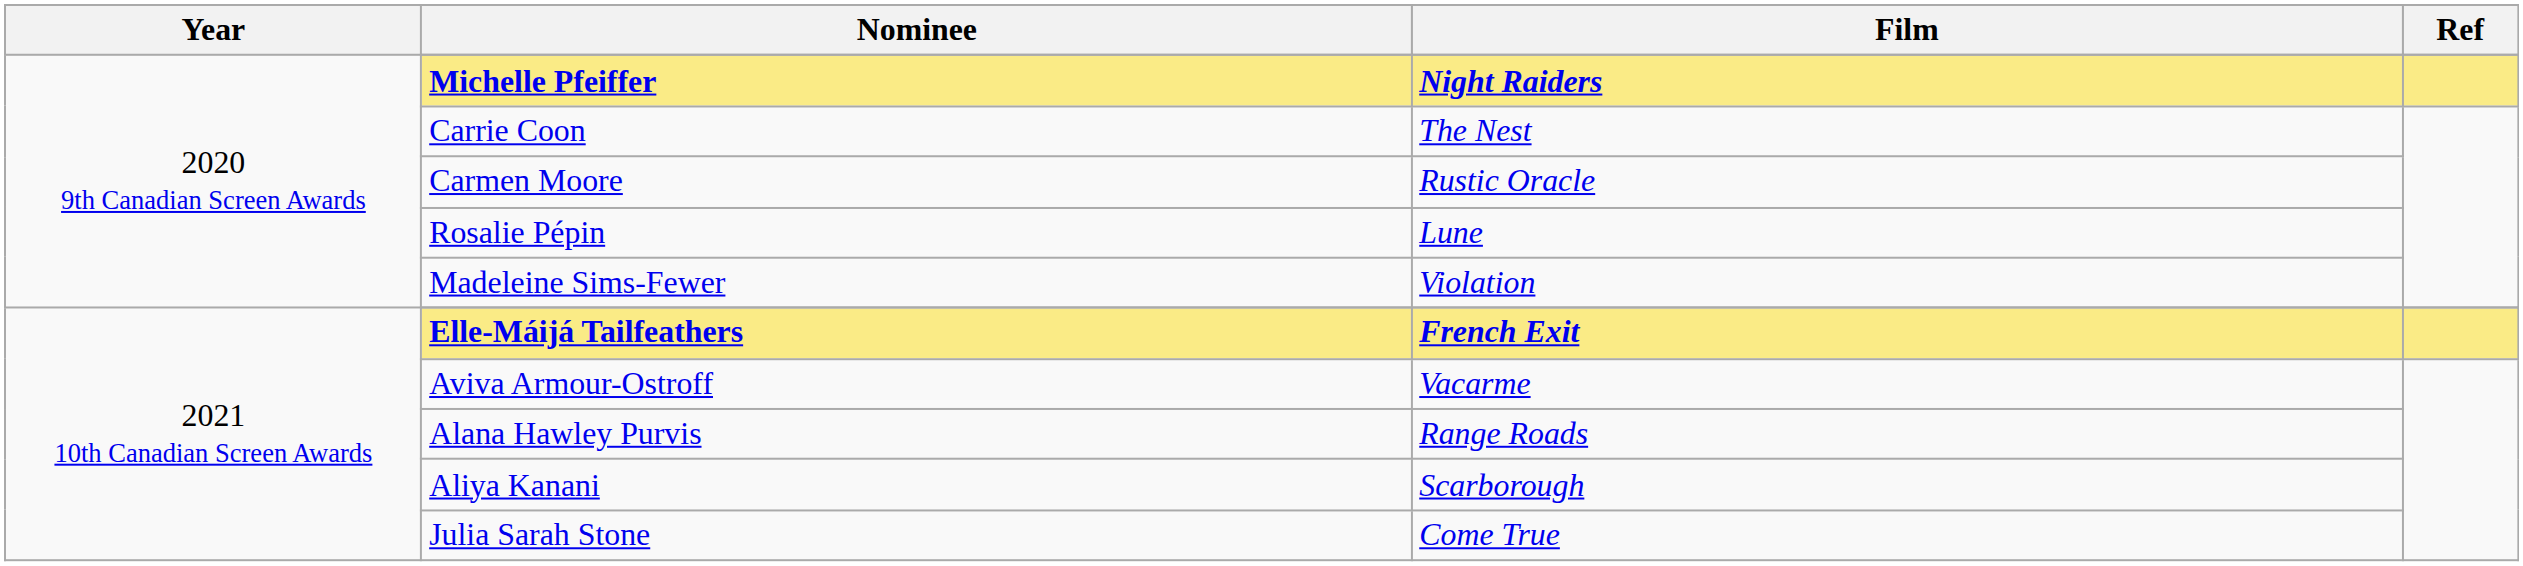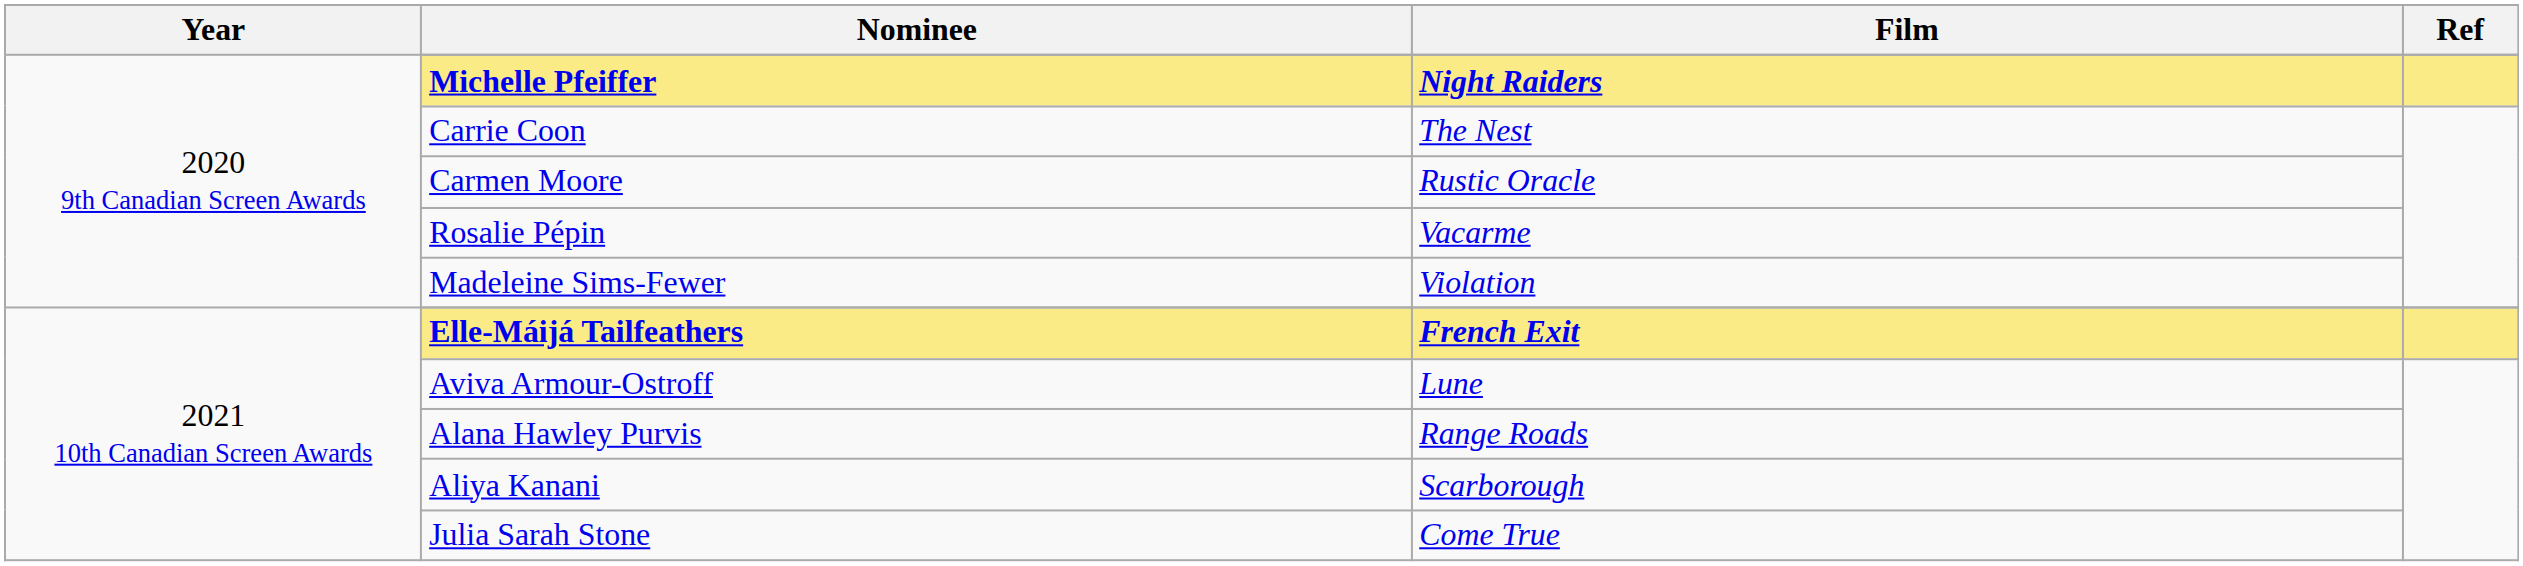(1451, 231) Lune -> (1475, 231) Vacarme
(1475, 383) Vacarme -> (1451, 383) Lune
